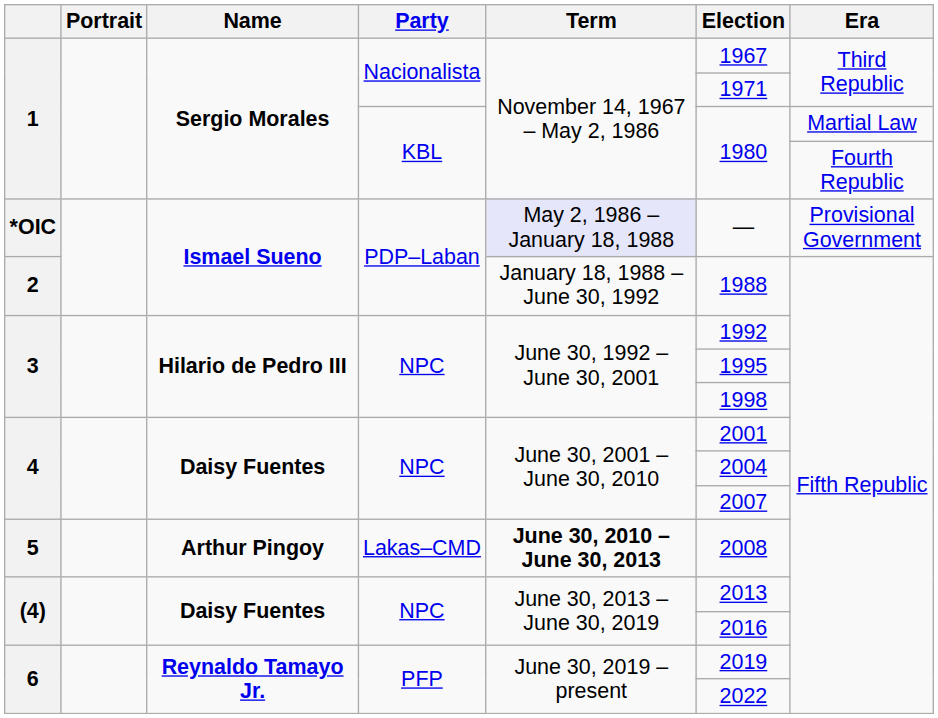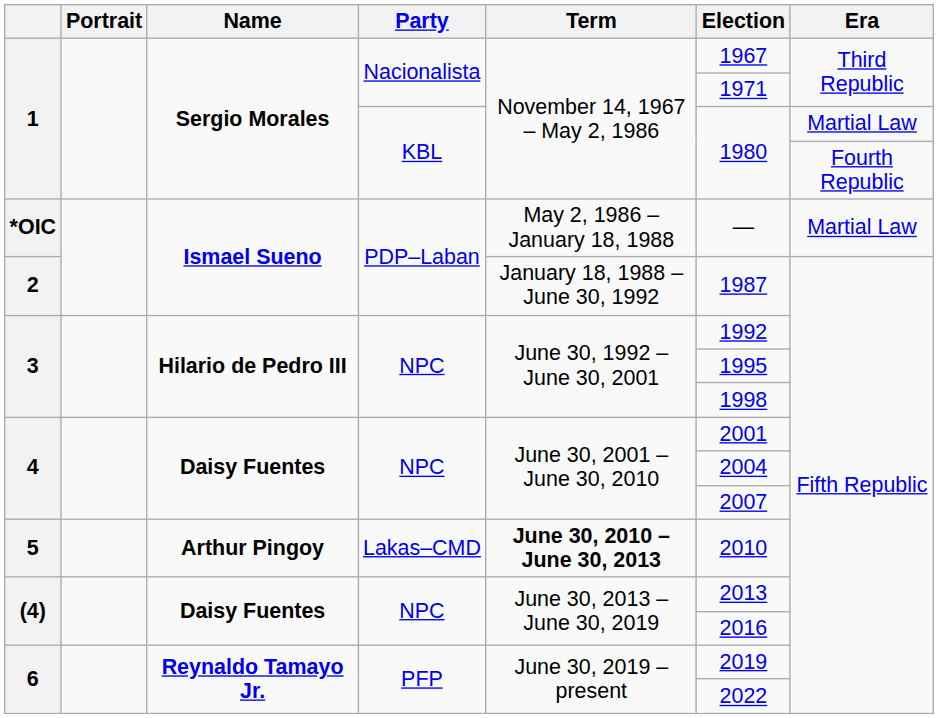(591, 227) lavender background -> (591, 227) no background
(862, 227) Provisional Government -> (862, 227) Martial Law
(743, 285) 1988 -> (743, 285) 1987
(743, 547) 2008 -> (743, 547) 2010
